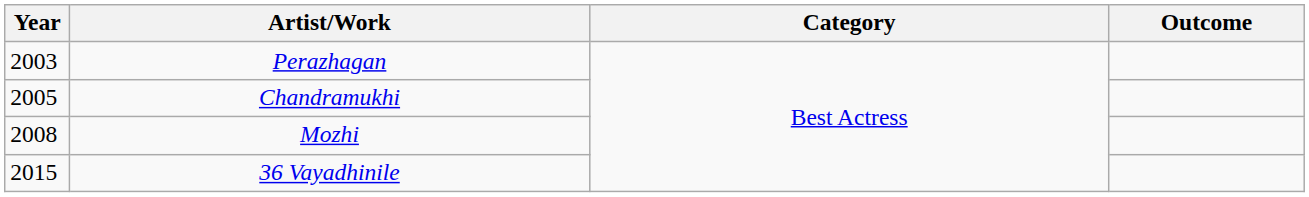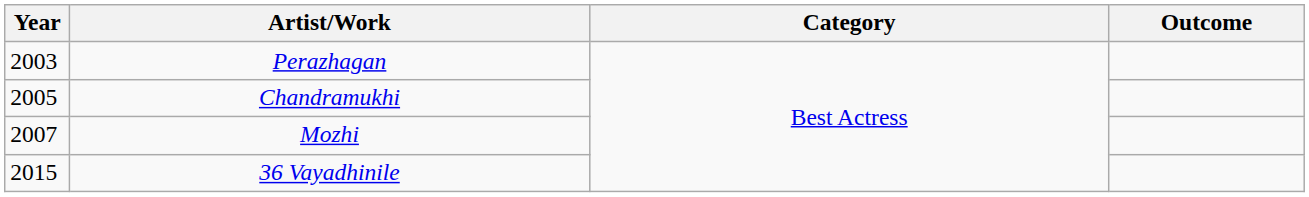(34, 135) 2008 -> (34, 135) 2007
